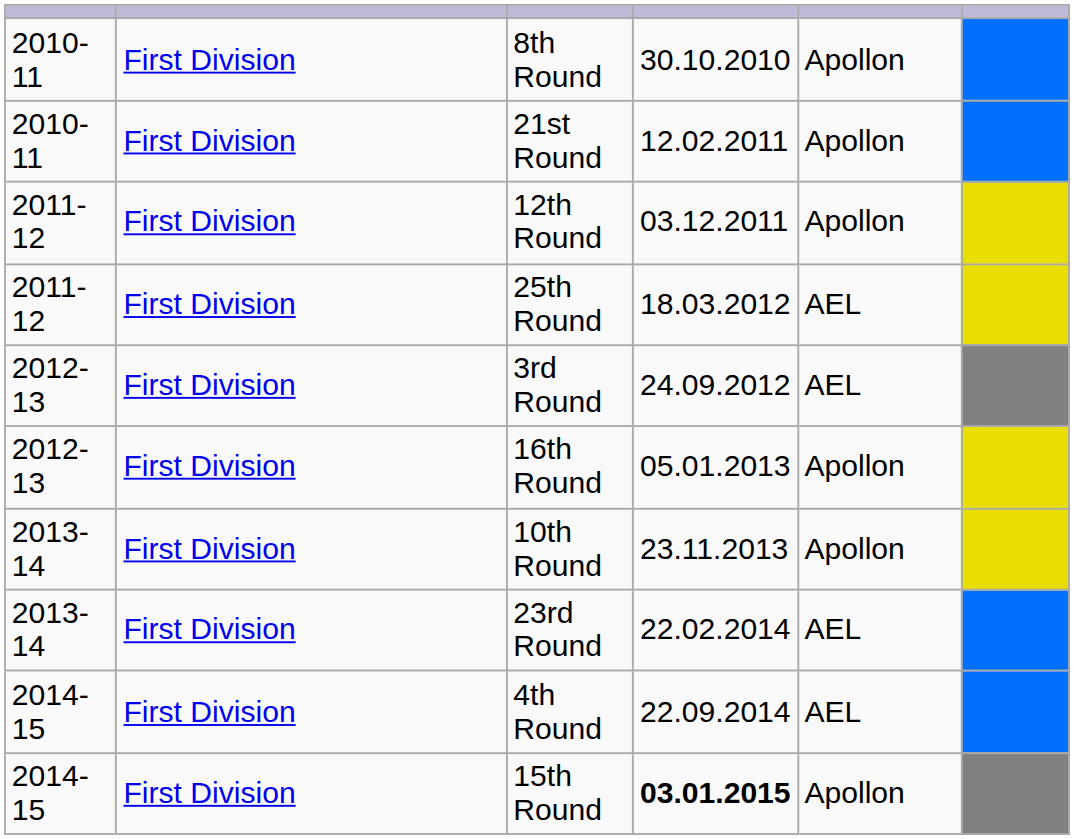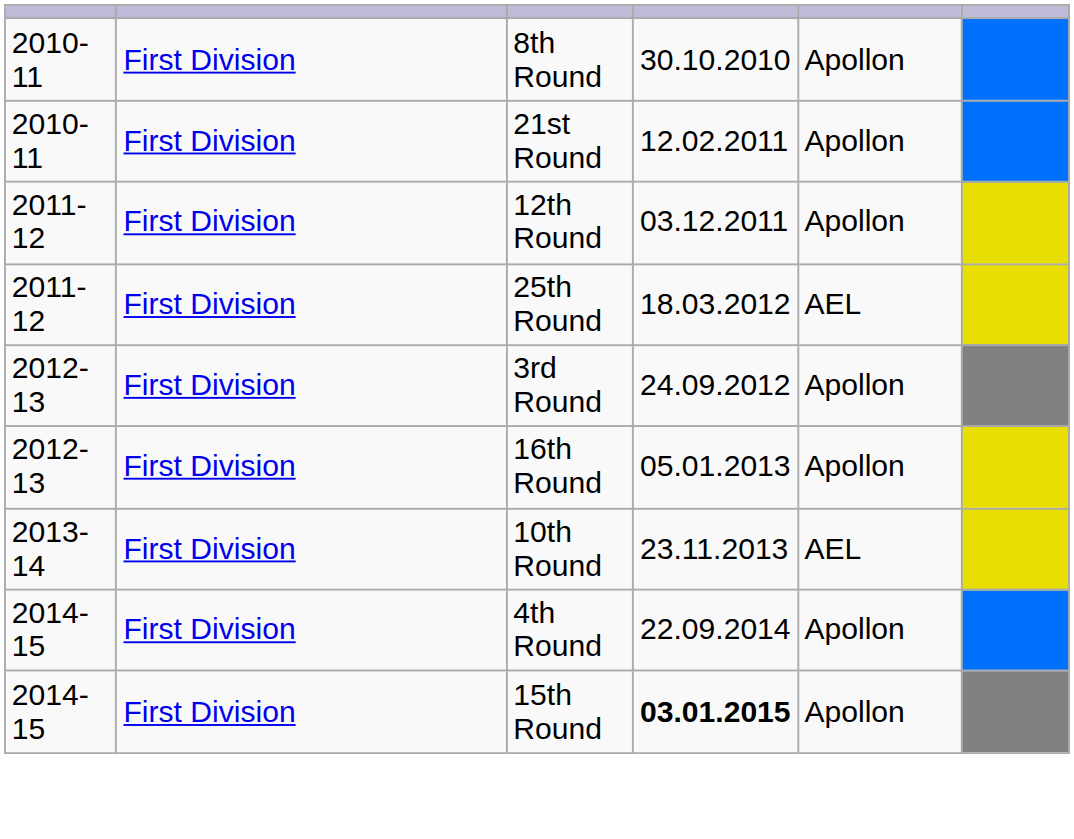(833, 385) AEL -> (855, 385) Apollon
(855, 548) Apollon -> (833, 548) AEL
- row: (558, 629)
(833, 711) AEL -> (855, 629) Apollon
